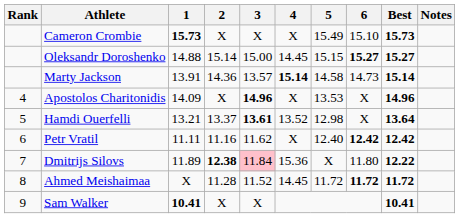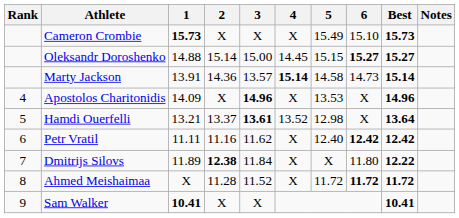(257, 160) pink background -> (257, 160) no background
(293, 160) 15.36 -> (293, 160) X
(293, 181) 14.45 -> (293, 181) X
